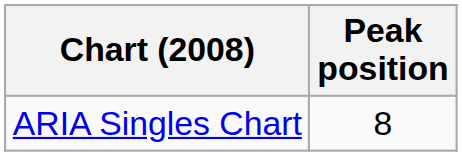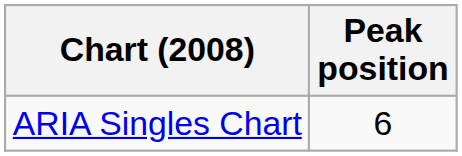(383, 122) 8 -> (383, 122) 6
